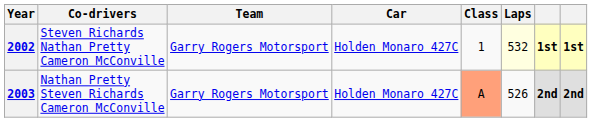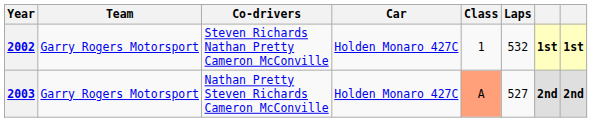columns swapped: (249, 14) <-> (102, 14)
(518, 47) lightyellow background -> (518, 47) no background
(518, 93) 526 -> (518, 93) 527
